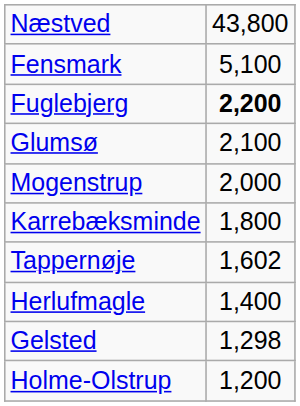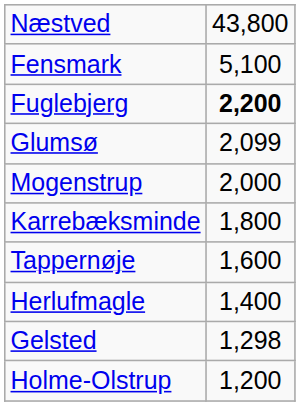(250, 143) 2,100 -> (250, 143) 2,099
(250, 261) 1,602 -> (250, 261) 1,600
